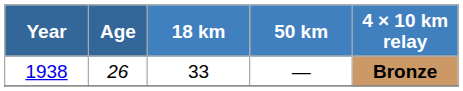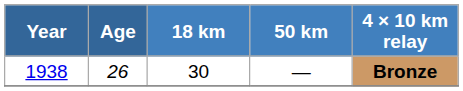(199, 71) 33 -> (199, 71) 30
